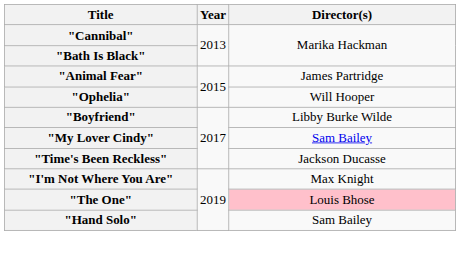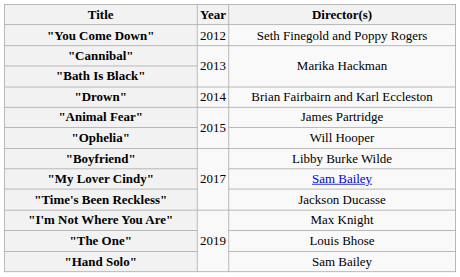+ row: (101, 35)
+ row: (101, 96)
(342, 199) pink background -> (342, 240) no background
